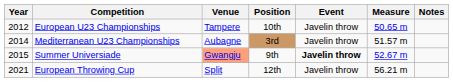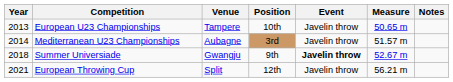(18, 27) 2012 -> (18, 27) 2013
(18, 56) 2015 -> (18, 56) 2018
(223, 56) lightsalmon background -> (223, 56) no background
